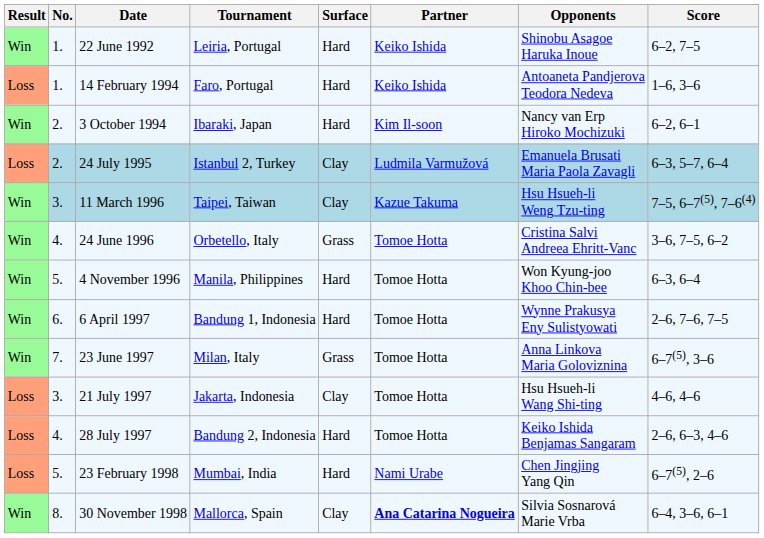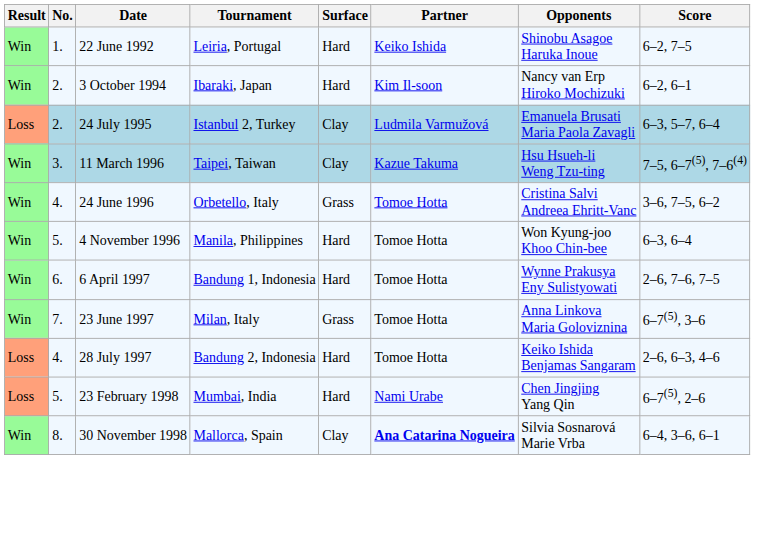- row: (129, 84)
- row: (115, 395)
